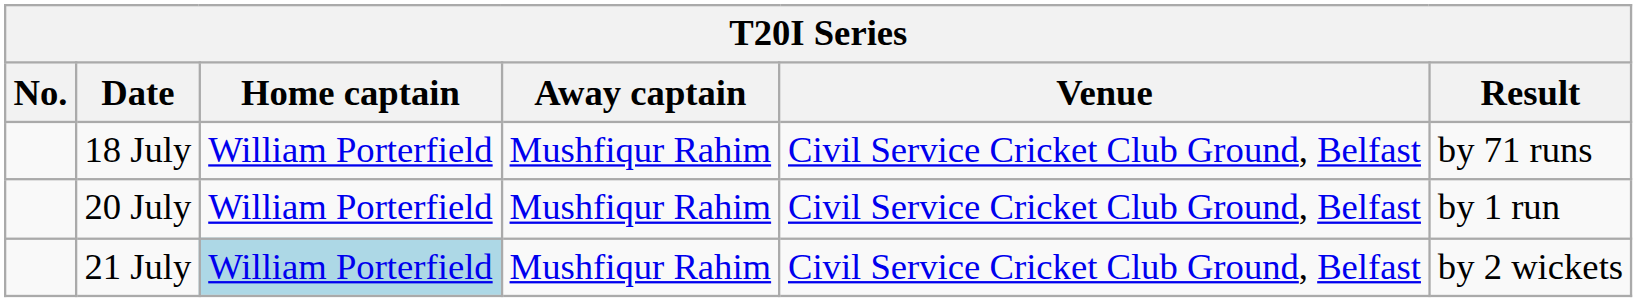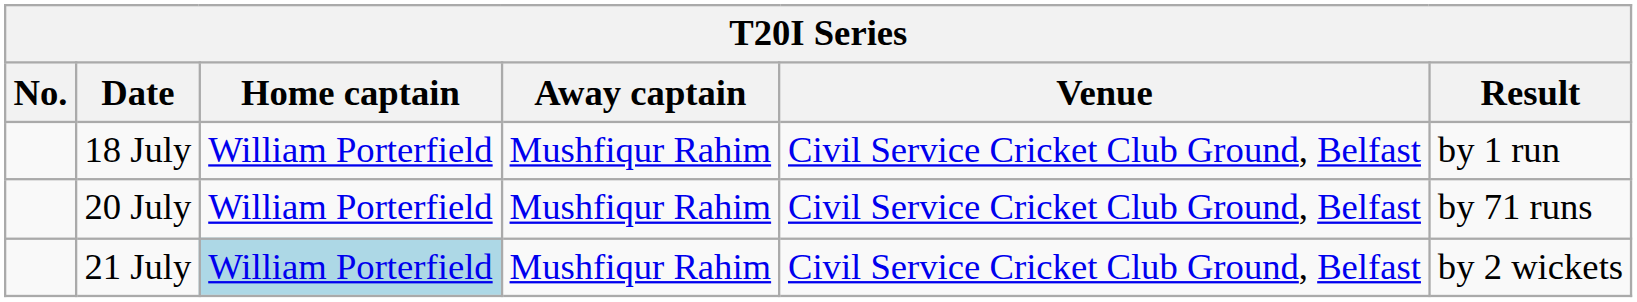(1515, 149) by 71 runs -> (1499, 149) by 1 run
(1499, 207) by 1 run -> (1515, 207) by 71 runs
